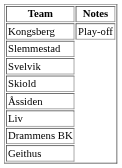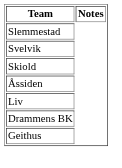- row: (31, 31)
